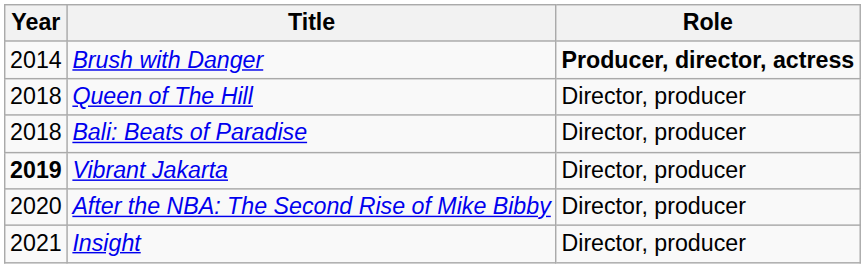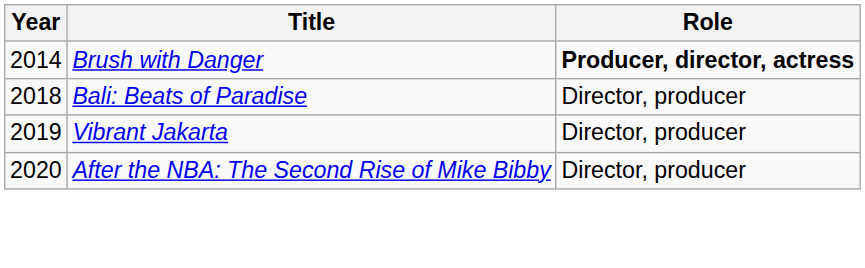- row: (163, 96)
(36, 170) bold -> (36, 133) normal
- row: (107, 243)
